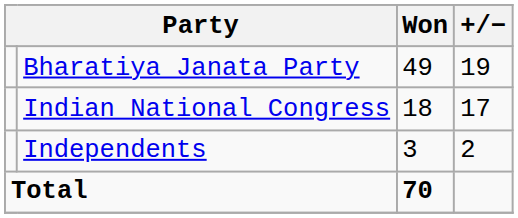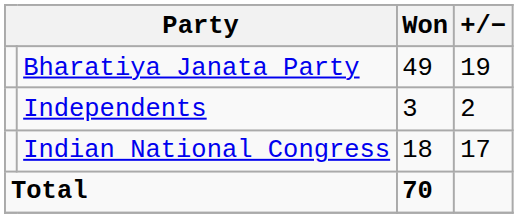rows swapped: (207, 109) <-> (115, 150)
